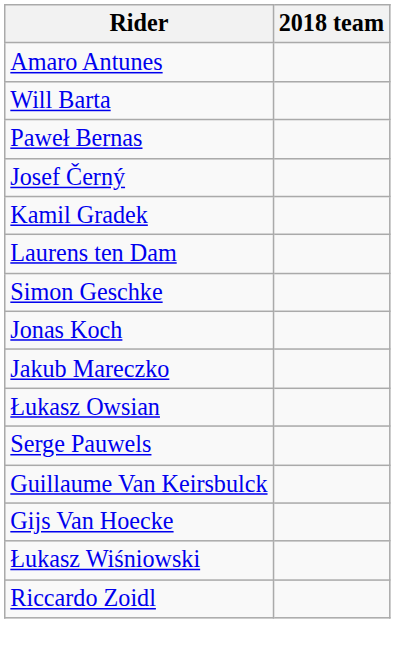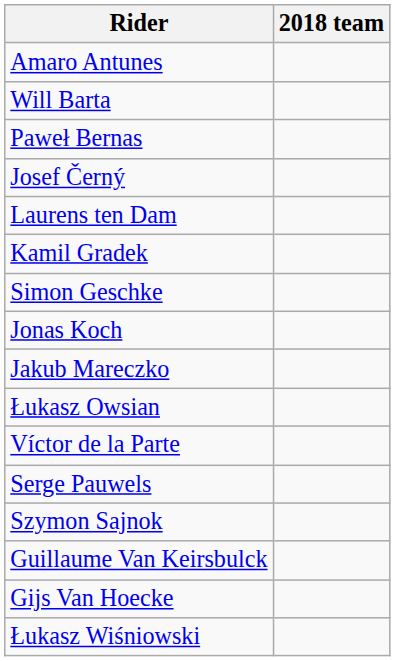rows swapped: (94, 253) <-> (79, 215)
+ row: (95, 445)
+ row: (86, 521)
- row: (83, 598)
